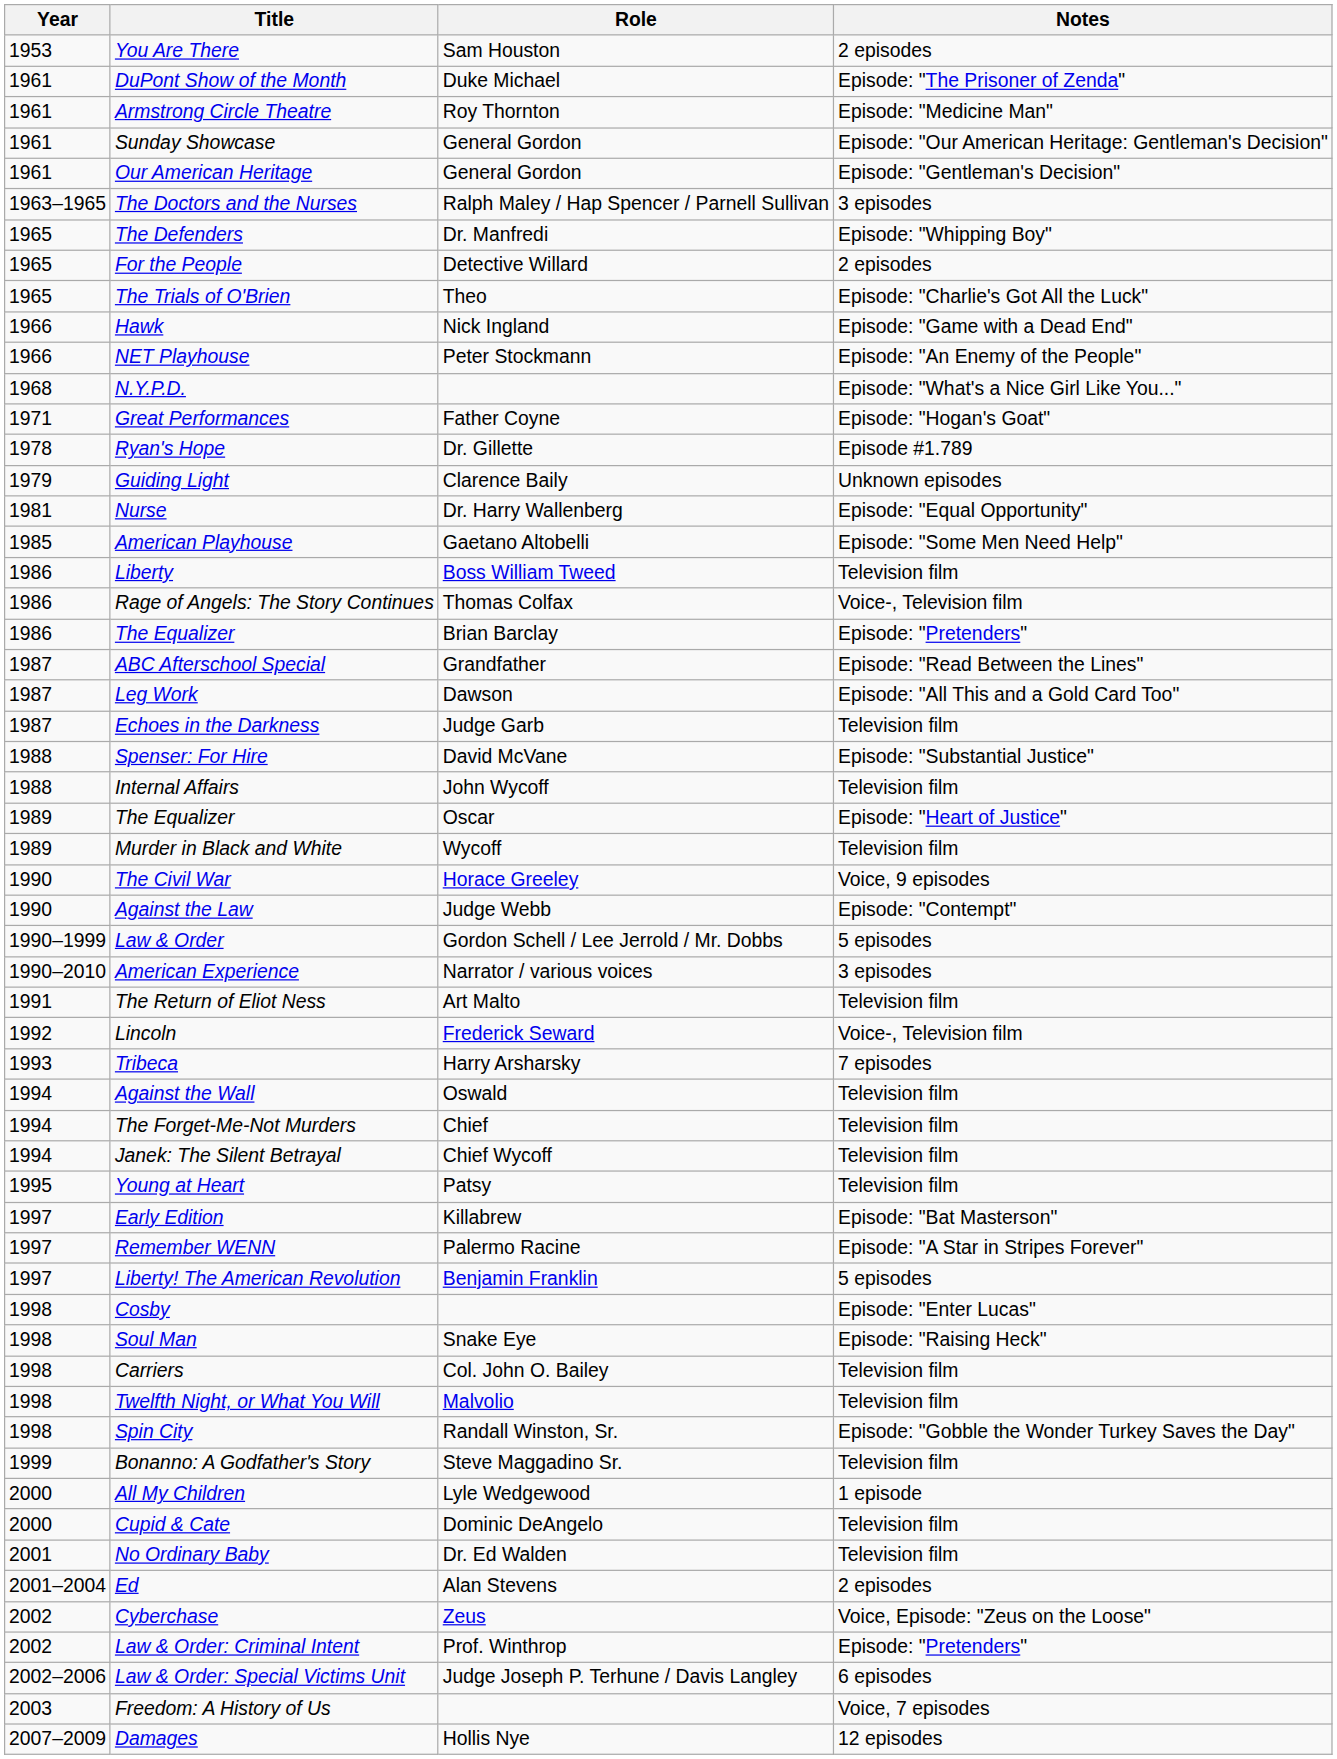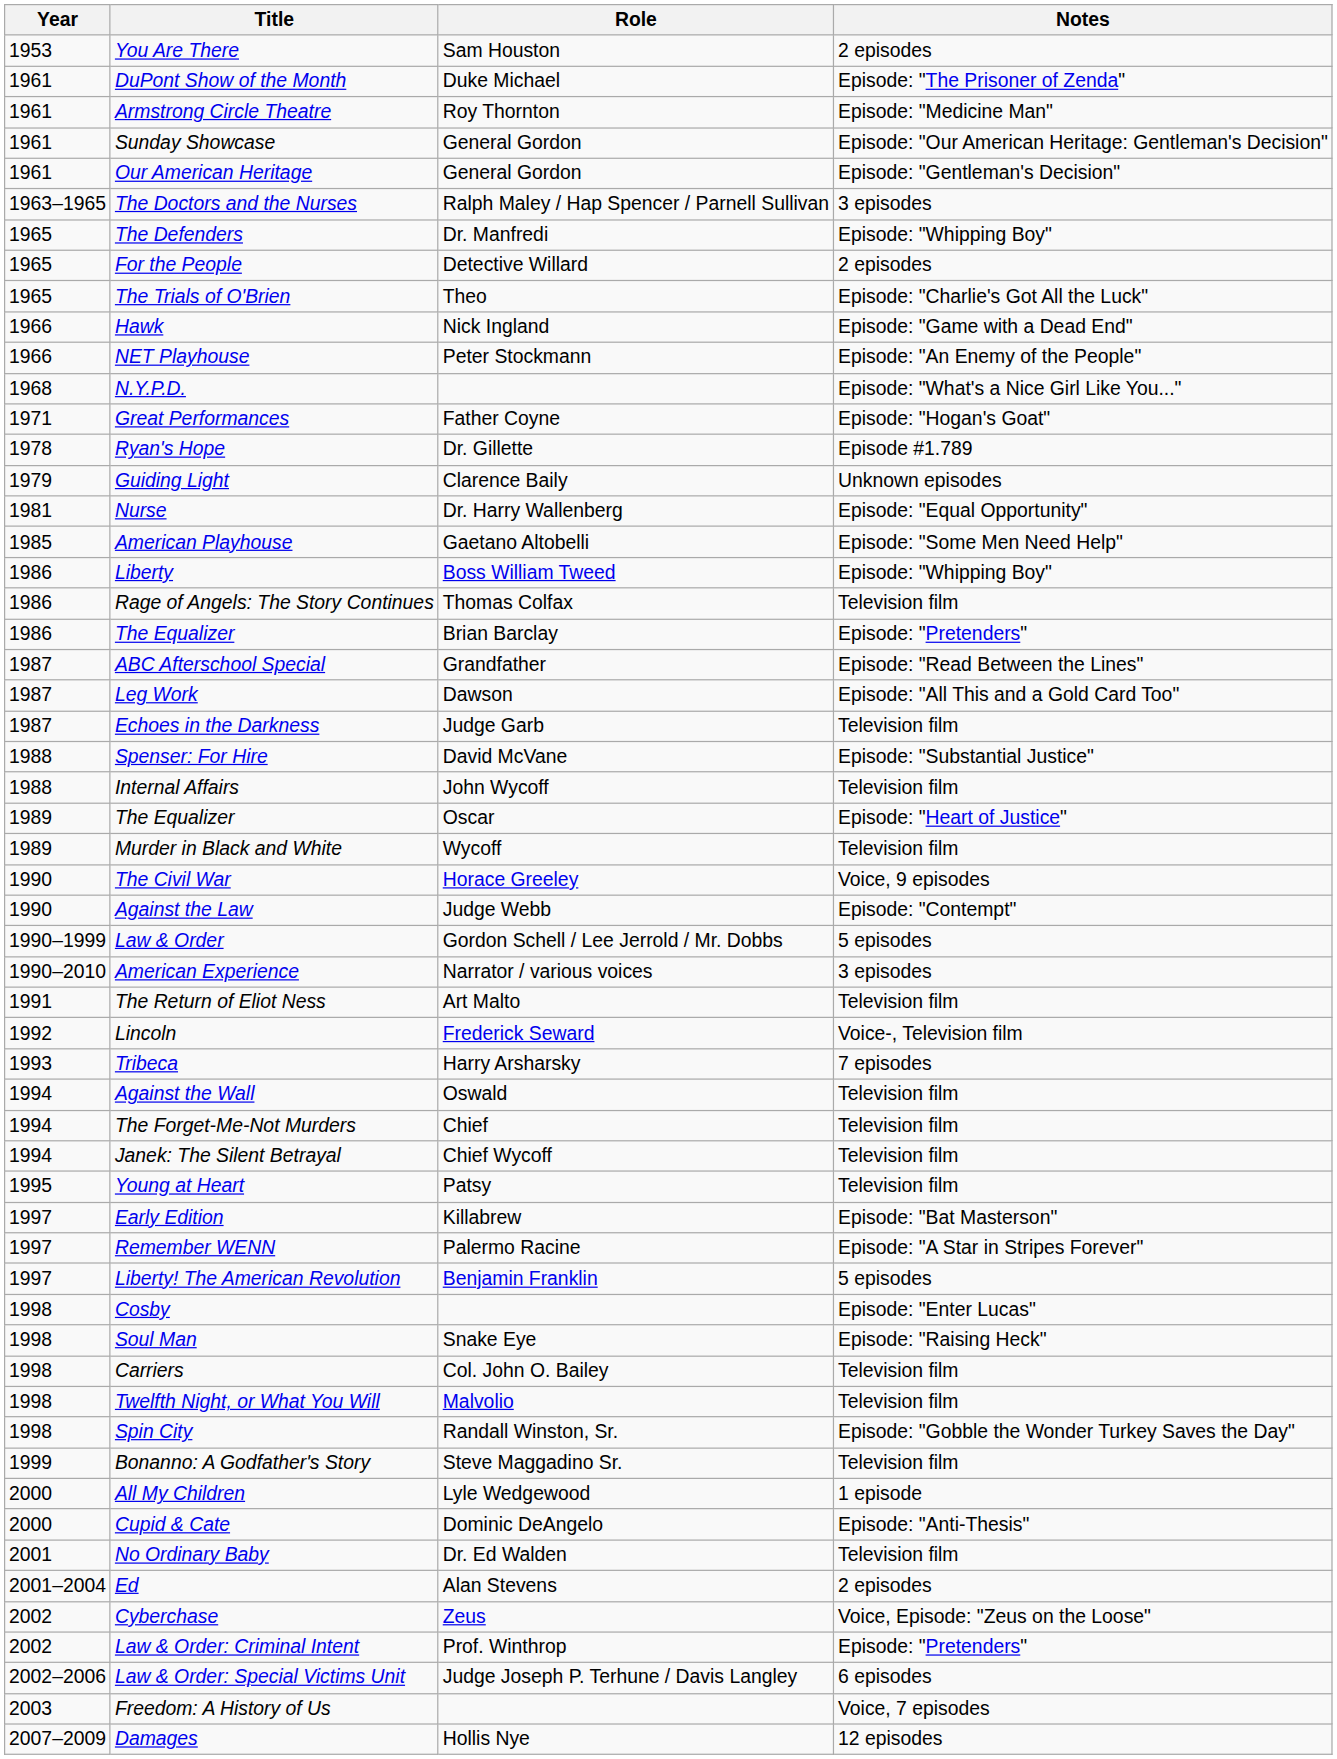(898, 572) Television film -> (945, 572) Episode: "Whipping Boy"
(930, 603) Voice-, Television film -> (898, 603) Television film
(898, 1524) Television film -> (934, 1524) Episode: "Anti-Thesis"
